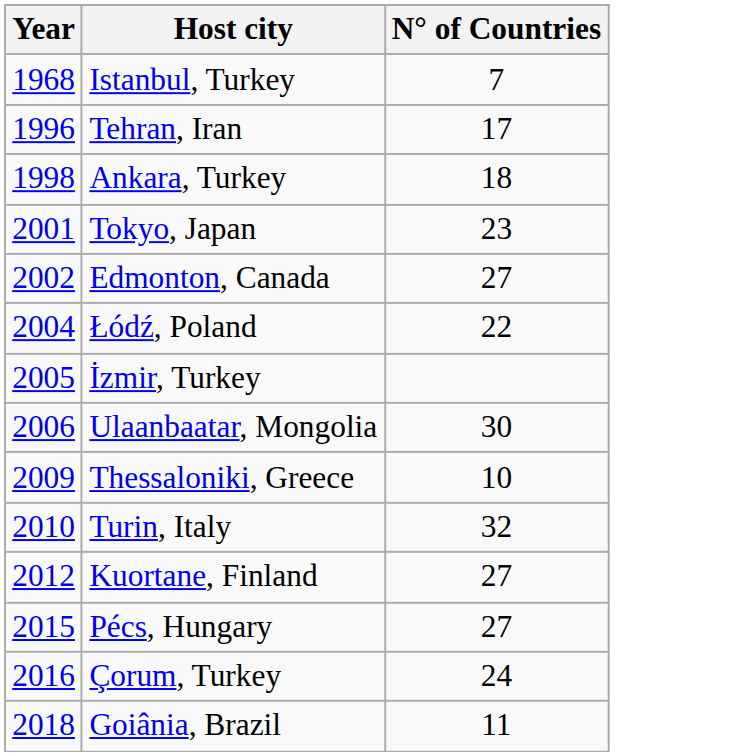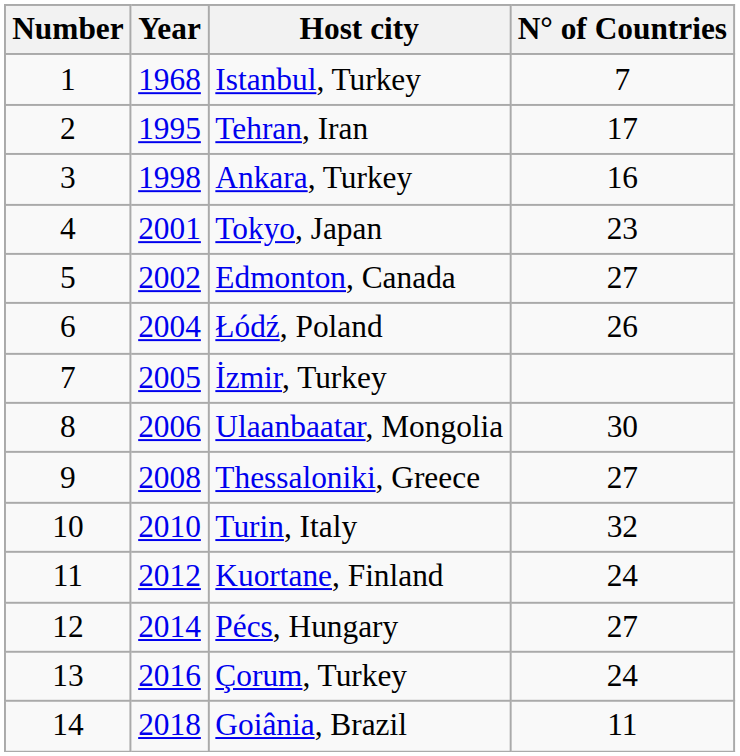+ column: (68, 29)
(44, 128) 1996 -> (170, 128) 1995
(496, 178) 18 -> (622, 178) 16
(496, 327) 22 -> (622, 327) 26
(44, 476) 2009 -> (170, 476) 2008
(496, 476) 10 -> (622, 476) 27
(496, 576) 27 -> (622, 576) 24
(44, 626) 2015 -> (170, 626) 2014
